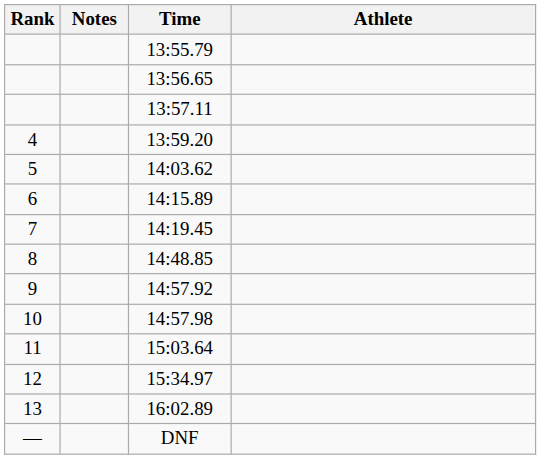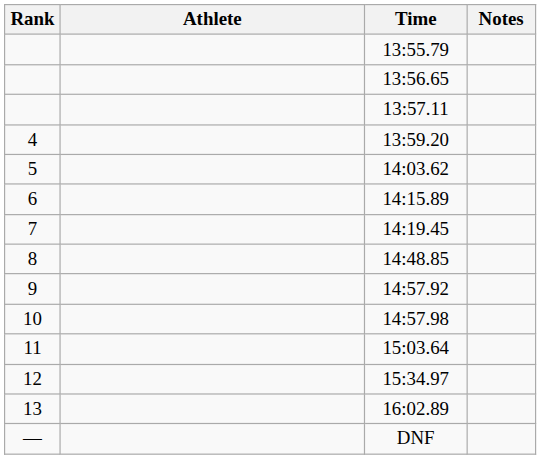columns swapped: (383, 19) <-> (94, 19)
